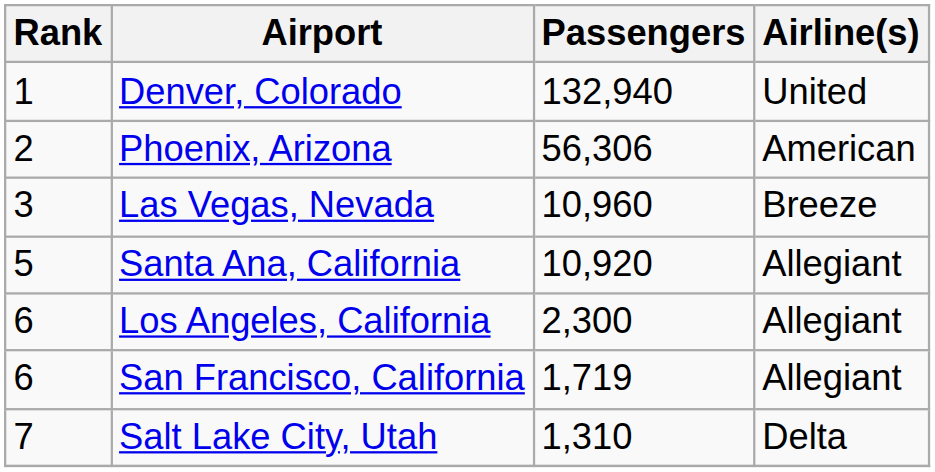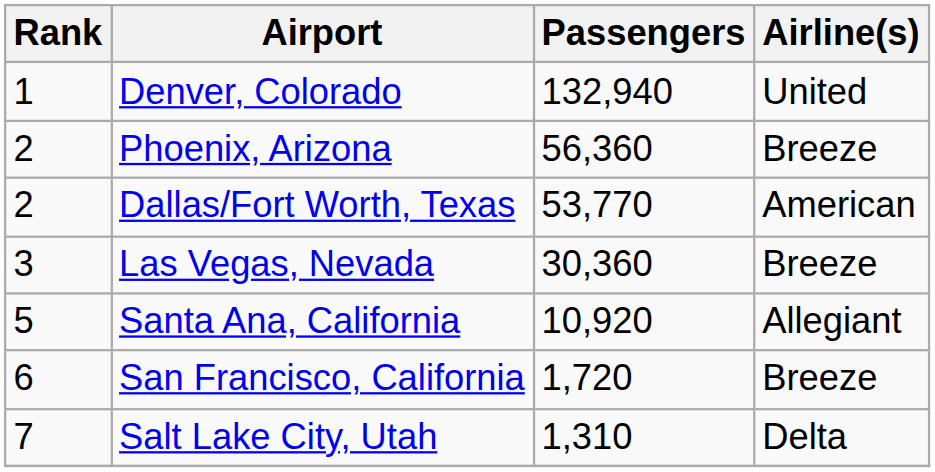(597, 148) 56,306 -> (597, 148) 56,360
(839, 148) American -> (820, 148) Breeze
+ row: (317, 206)
(597, 206) 10,960 -> (597, 263) 30,360
- row: (305, 321)
(587, 378) 1,719 -> (587, 378) 1,720
(832, 378) Allegiant -> (820, 378) Breeze
